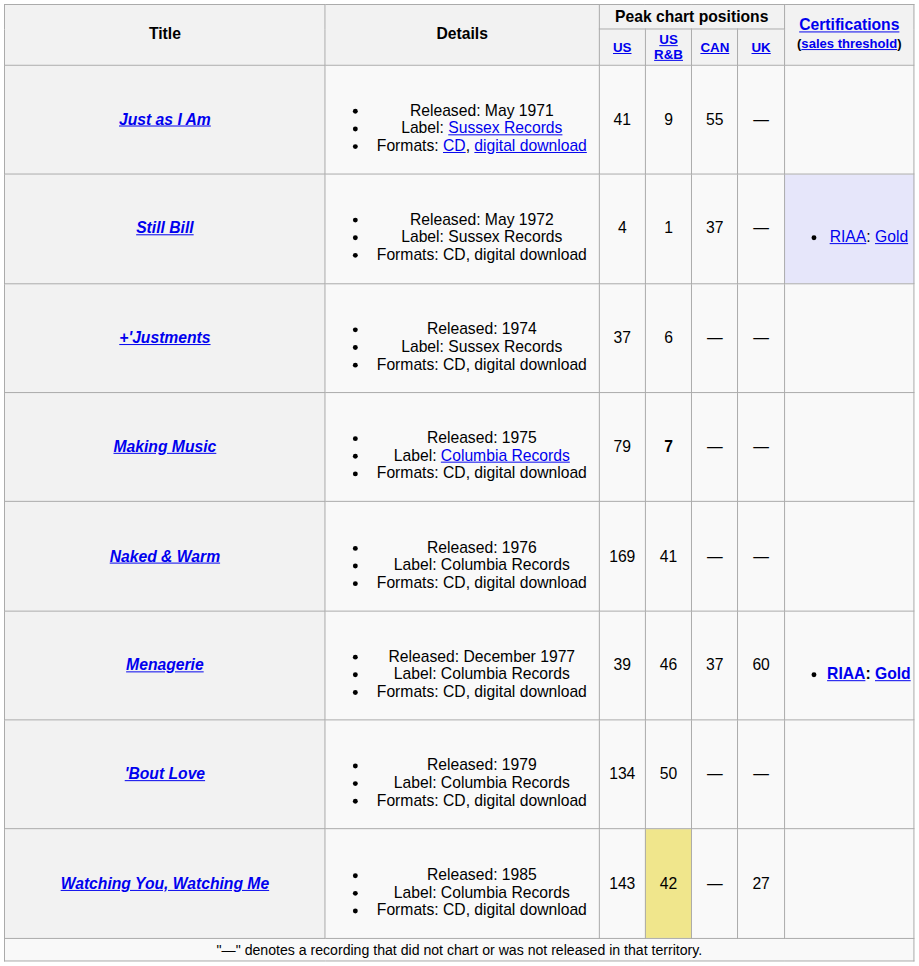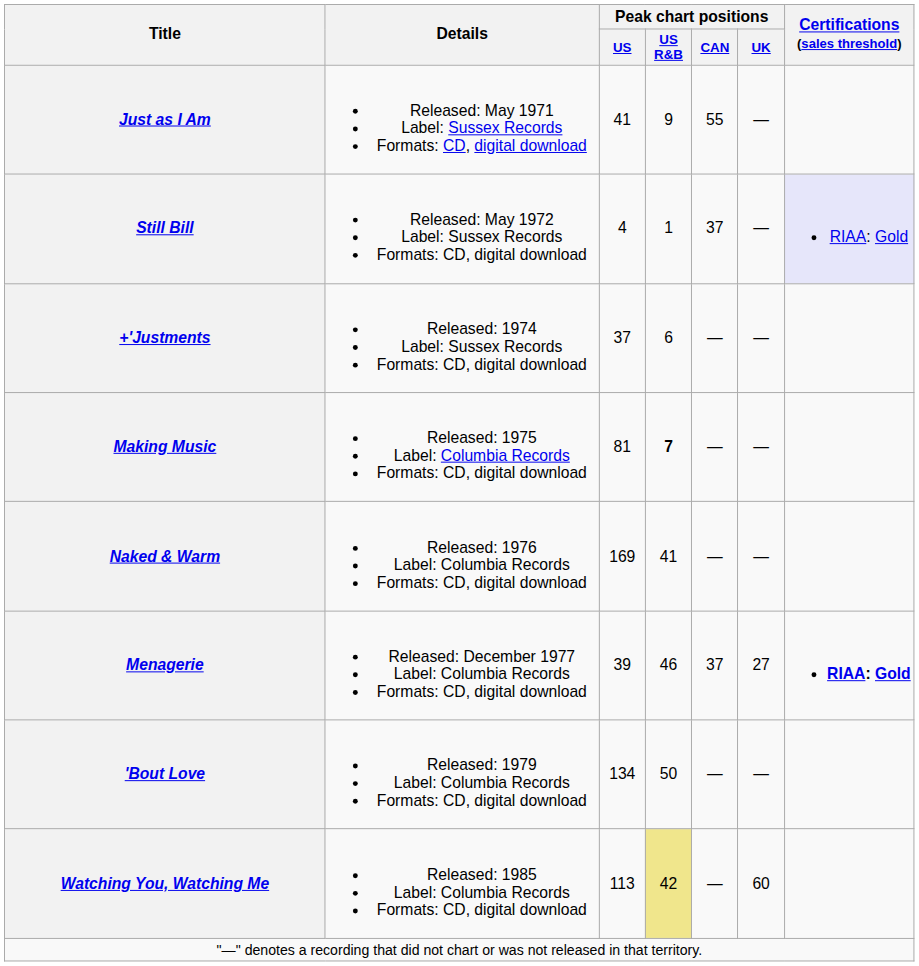(622, 447) 79 -> (622, 447) 81
(761, 665) 60 -> (761, 665) 27
(622, 883) 143 -> (622, 883) 113
(761, 883) 27 -> (761, 883) 60
